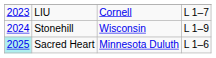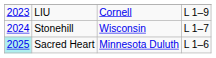(196, 12) L 1–7 -> (196, 12) L 1–9
(196, 28) L 1–9 -> (196, 28) L 1–7
